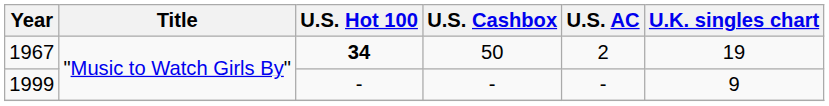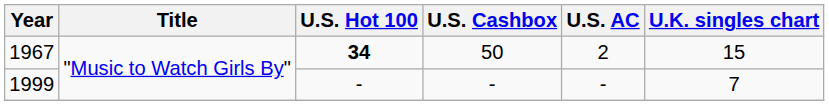(734, 52) 19 -> (734, 52) 15
(734, 84) 9 -> (734, 84) 7
